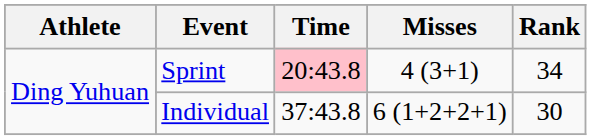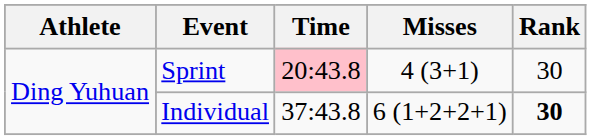(550, 69) 34 -> (550, 69) 30
(550, 112) normal -> (550, 112) bold
